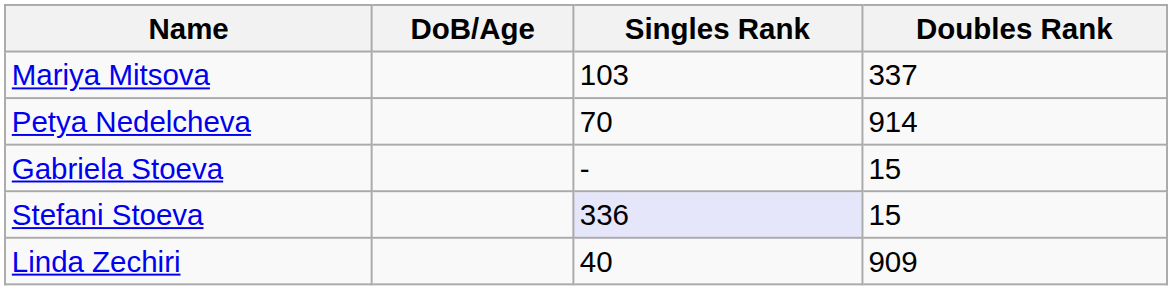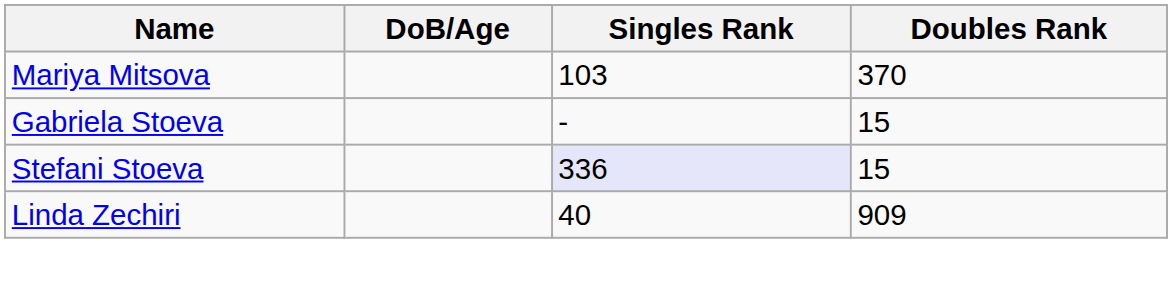(893, 75) 337 -> (882, 75) 370
- row: (131, 122)
